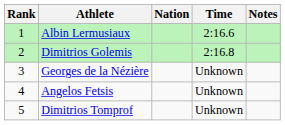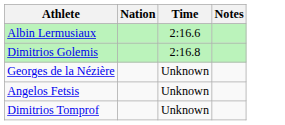- column: (21, 14)
